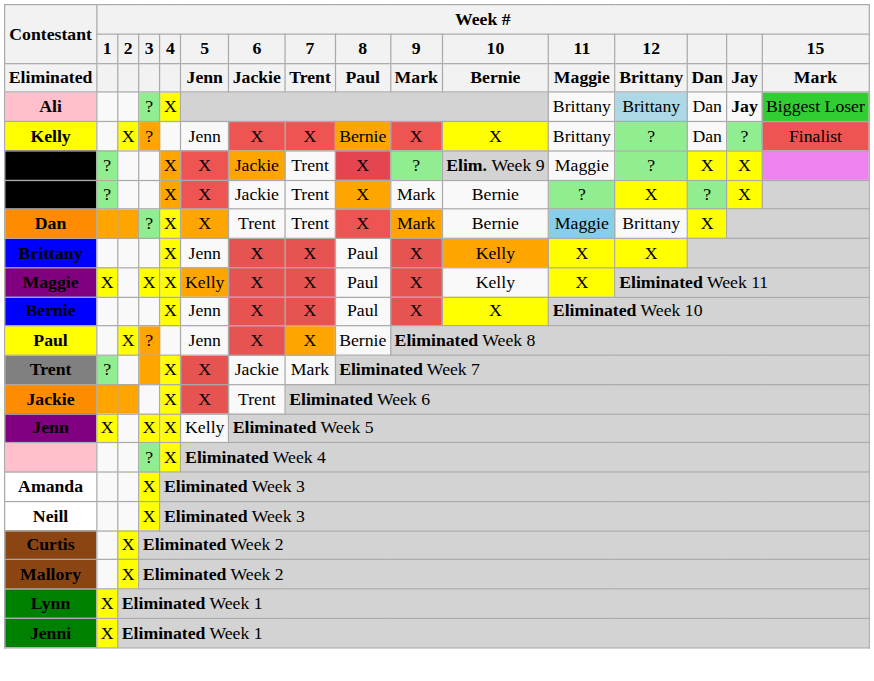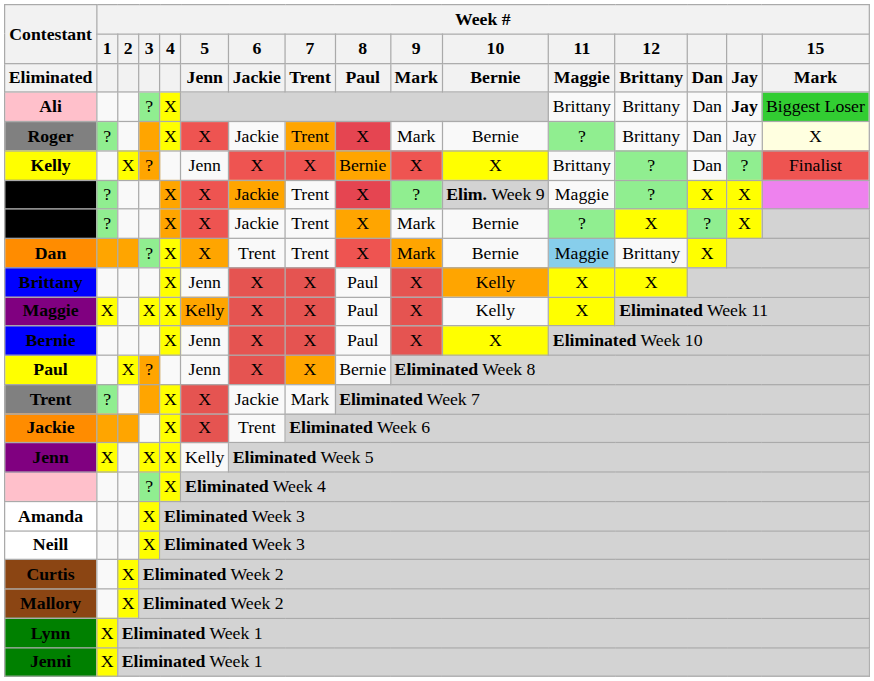(651, 107) lightblue background -> (651, 107) no background
+ row: (51, 136)
